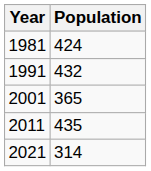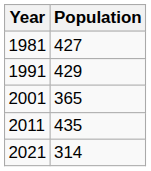(68, 44) 424 -> (68, 44) 427
(68, 71) 432 -> (68, 71) 429
